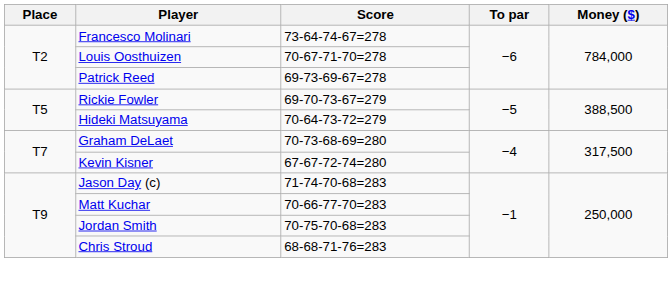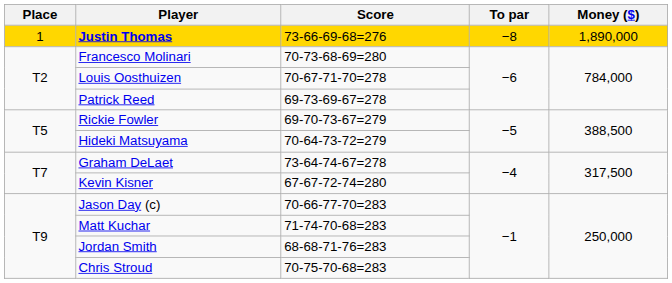+ row: (125, 36)
(335, 36) 73-64-74-67=278 -> (335, 57) 70-73-68-69=280
(335, 141) 70-73-68-69=280 -> (335, 162) 73-64-74-67=278
(335, 183) 71-74-70-68=283 -> (335, 204) 70-66-77-70=283
(335, 204) 70-66-77-70=283 -> (335, 225) 71-74-70-68=283
(335, 225) 70-75-70-68=283 -> (335, 246) 68-68-71-76=283
(335, 246) 68-68-71-76=283 -> (335, 267) 70-75-70-68=283
